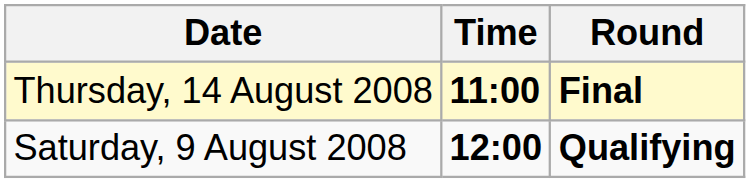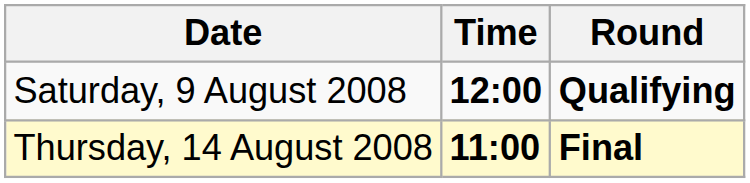rows swapped: (210, 147) <-> (223, 90)
